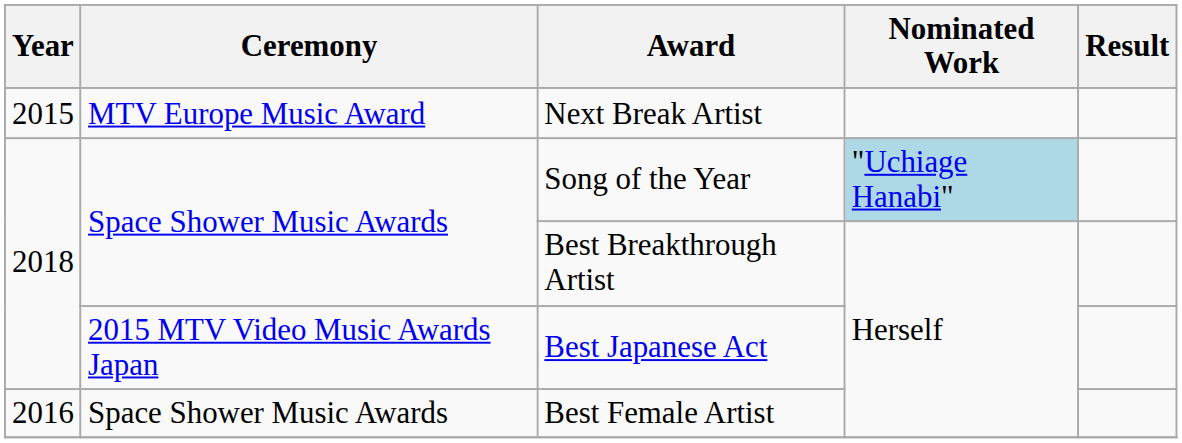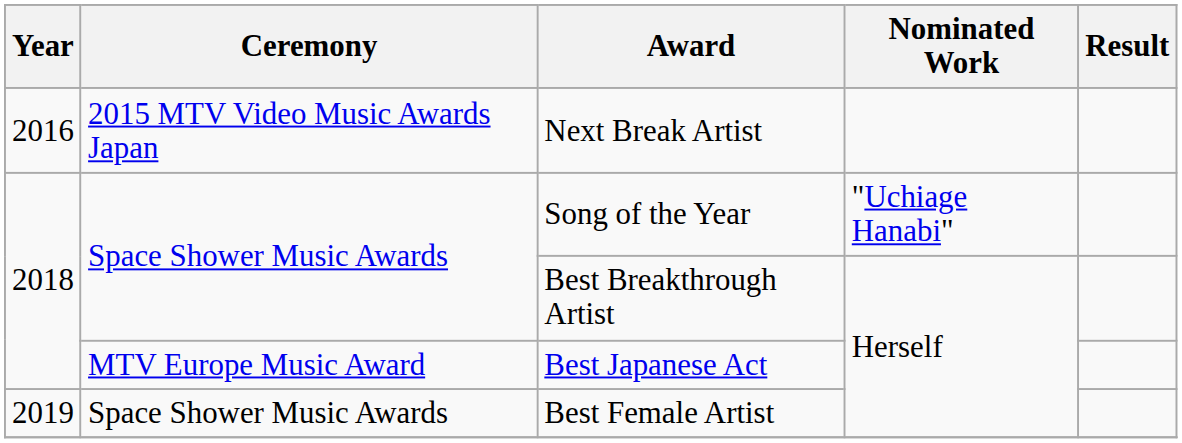(43, 112) 2015 -> (43, 130) 2016
(257, 112) MTV Europe Music Award -> (289, 130) 2015 MTV Video Music Awards Japan
(910, 179) lightblue background -> (910, 213) no background
(289, 346) 2015 MTV Video Music Awards Japan -> (257, 363) MTV Europe Music Award
(43, 412) 2016 -> (43, 412) 2019
